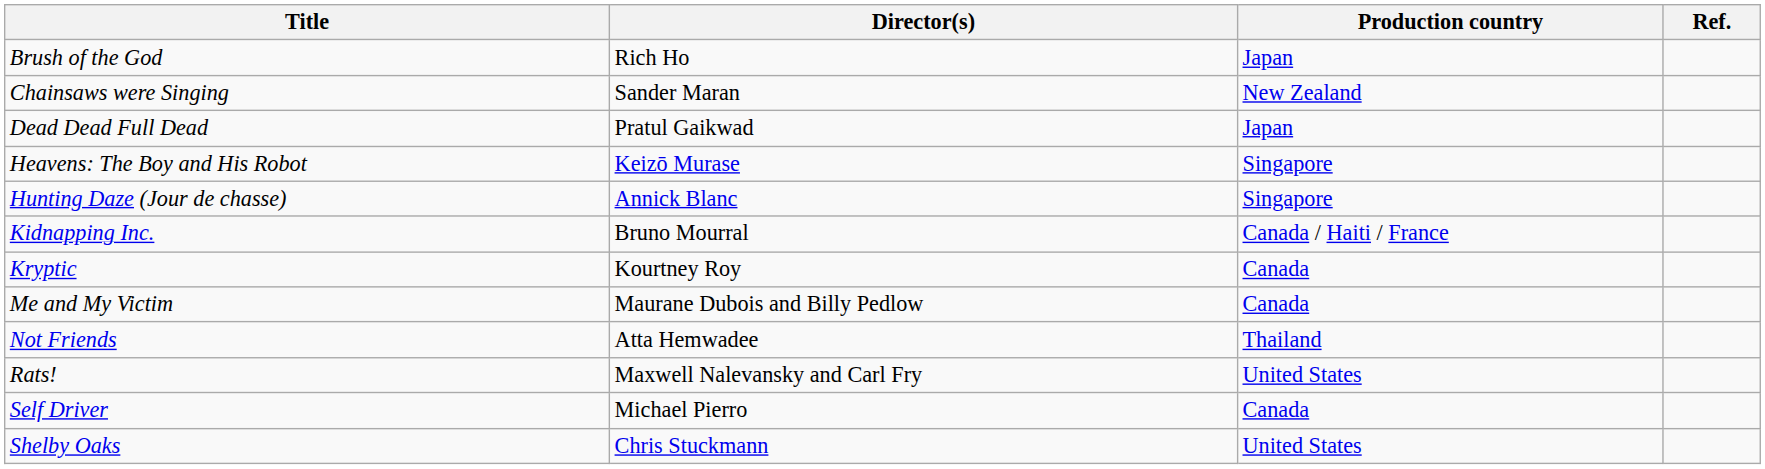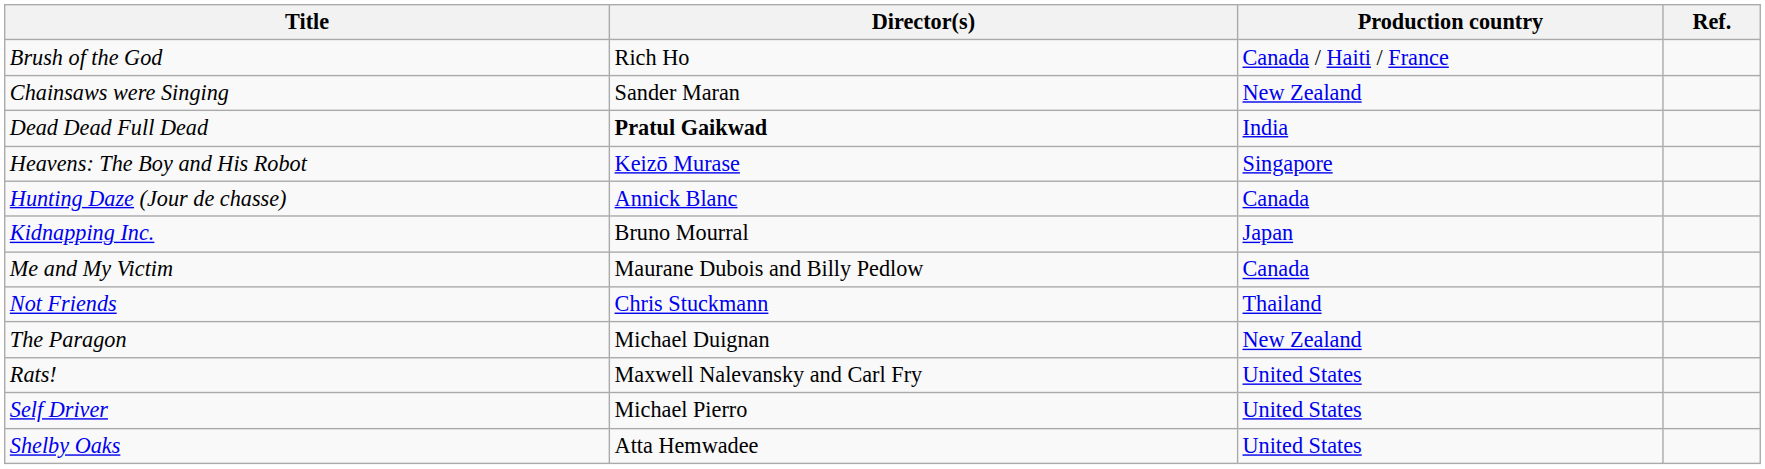(1268, 57) Japan -> (1346, 57) Canada / Haiti / France
(684, 127) normal -> (691, 127) bold
(1268, 127) Japan -> (1265, 127) India
(1288, 198) Singapore -> (1276, 198) Canada
(1346, 233) Canada / Haiti / France -> (1268, 233) Japan
- row: (43, 269)
(687, 339) Atta Hemwadee -> (691, 304) Chris Stuckmann
+ row: (68, 339)
(1276, 410) Canada -> (1302, 410) United States
(691, 445) Chris Stuckmann -> (687, 445) Atta Hemwadee
